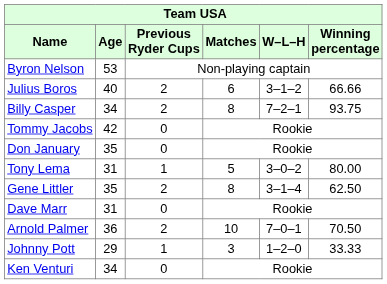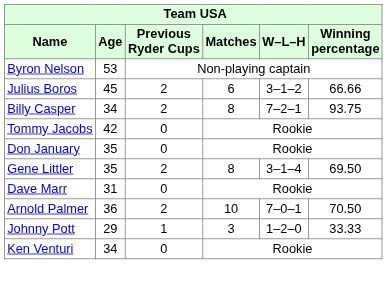(110, 88) 40 -> (110, 88) 45
- row: (39, 168)
(345, 188) 62.50 -> (345, 168) 69.50
